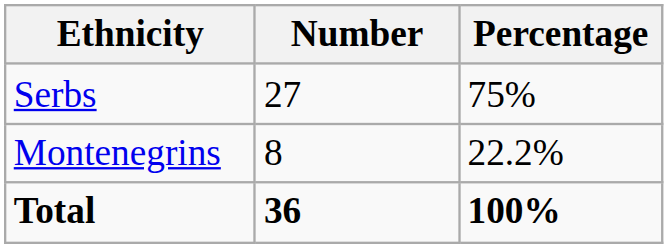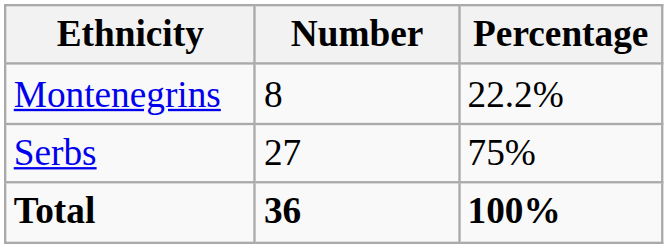rows swapped: (55, 93) <-> (117, 152)
